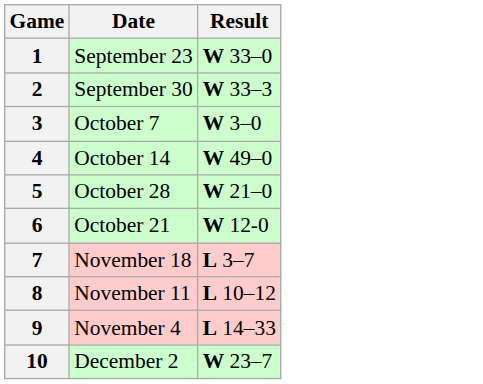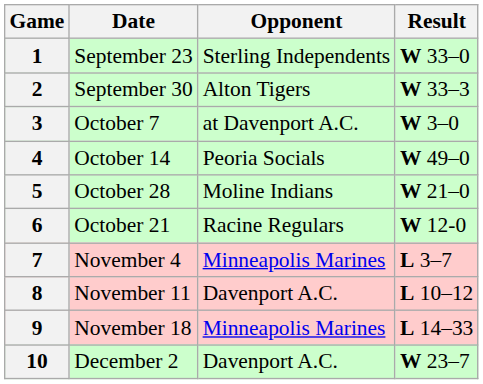+ column: (296, 21)
(133, 259) November 18 -> (128, 259) November 4
(128, 327) November 4 -> (133, 327) November 18
